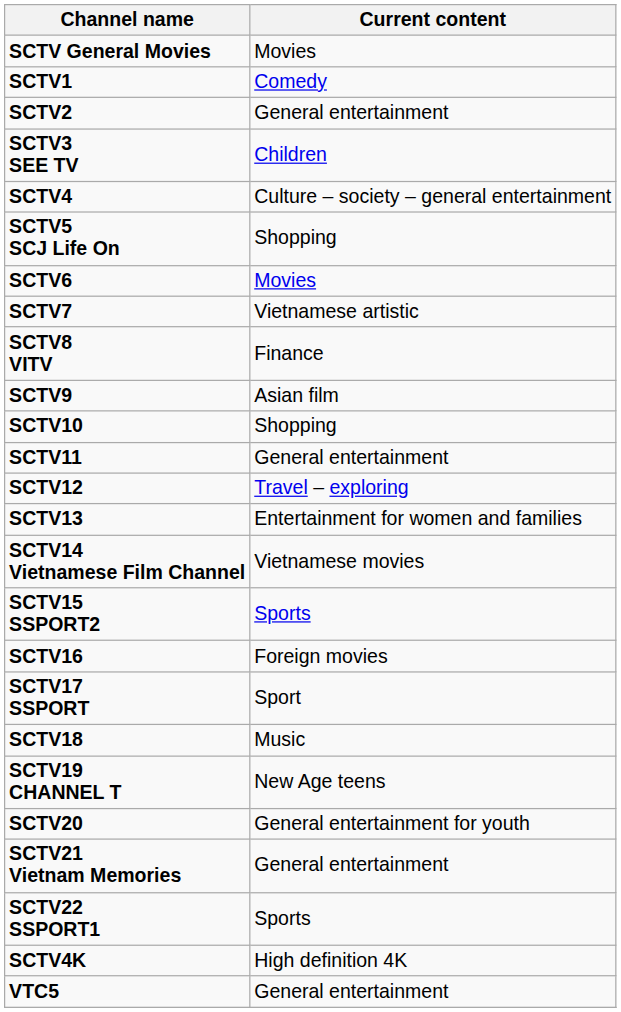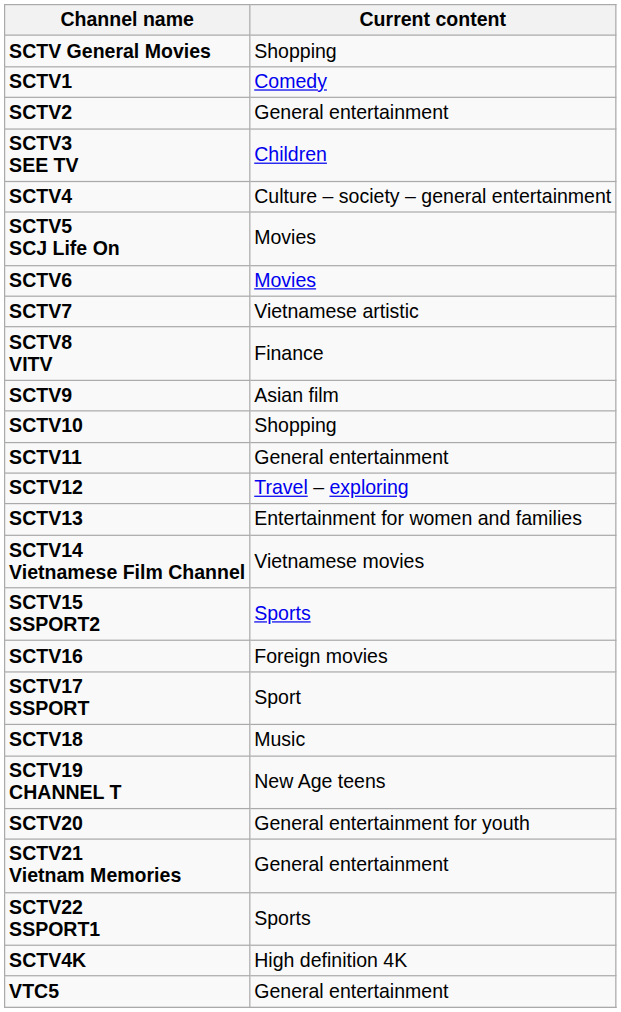(285, 50) Movies -> (295, 50) Shopping
(295, 238) Shopping -> (285, 238) Movies
